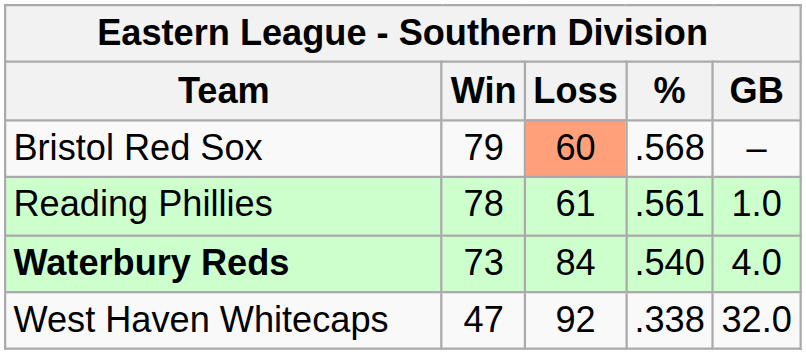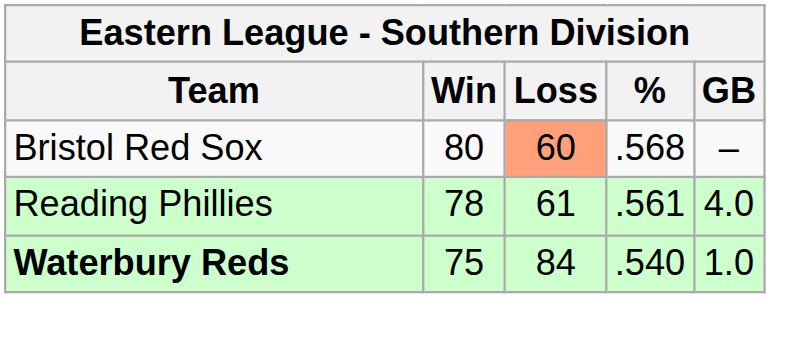(484, 147) 79 -> (464, 147) 80
(757, 205) 1.0 -> (729, 205) 4.0
(484, 262) 73 -> (464, 262) 75
(757, 262) 4.0 -> (729, 262) 1.0
- row: (201, 319)
